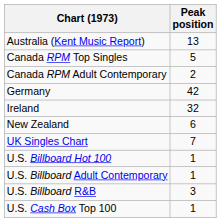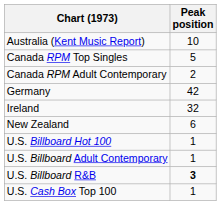(193, 41) 13 -> (193, 41) 10
- row: (47, 141)
(193, 192) normal -> (193, 175) bold
